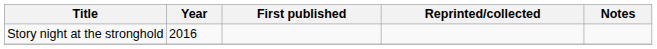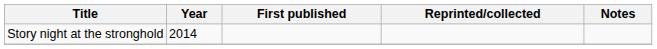(183, 34) 2016 -> (183, 34) 2014
